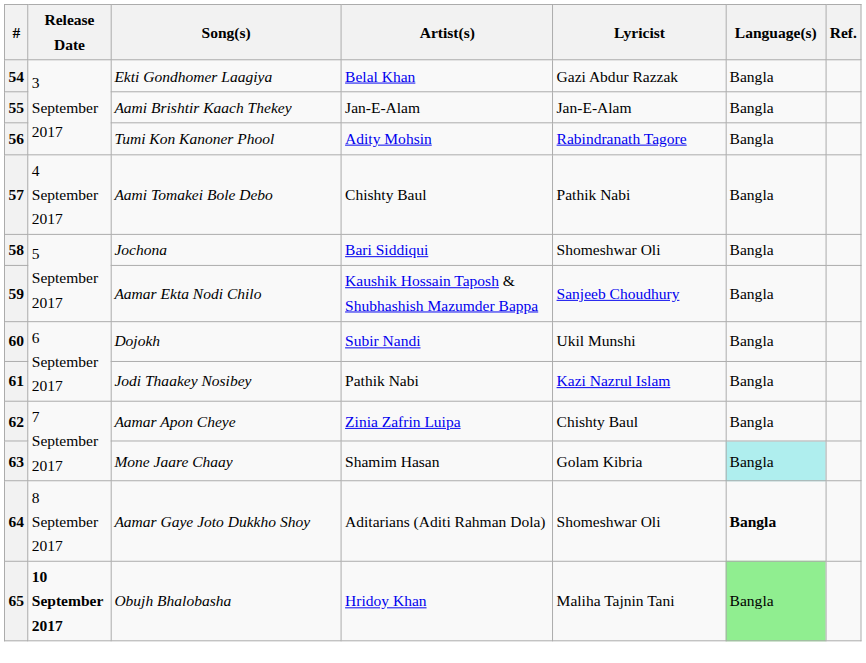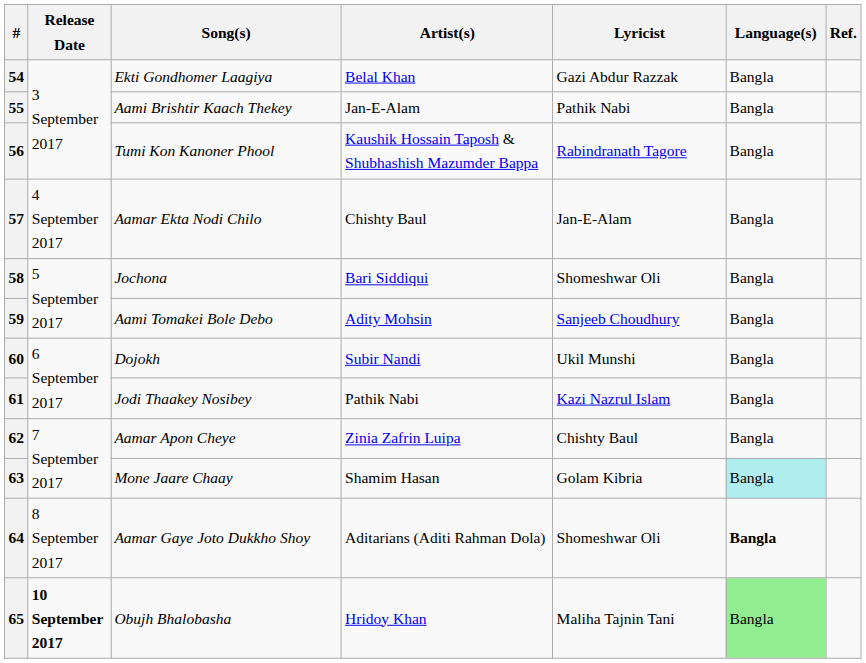(594, 107) Jan-E-Alam -> (593, 107) Pathik Nabi
(388, 139) Adity Mohsin -> (442, 151) Kaushik Hossain Taposh & Shubhashish Mazumder Bappa
(194, 194) Aami Tomakei Bole Debo -> (188, 219) Aamar Ekta Nodi Chilo
(593, 194) Pathik Nabi -> (594, 219) Jan-E-Alam
(188, 293) Aamar Ekta Nodi Chilo -> (194, 318) Aami Tomakei Bole Debo
(442, 293) Kaushik Hossain Taposh & Shubhashish Mazumder Bappa -> (388, 318) Adity Mohsin
